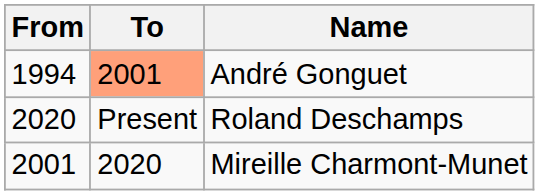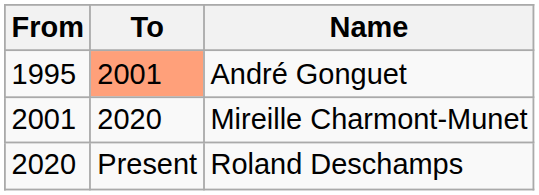(44, 73) 1994 -> (44, 73) 1995
rows swapped: (369, 165) <-> (337, 119)
